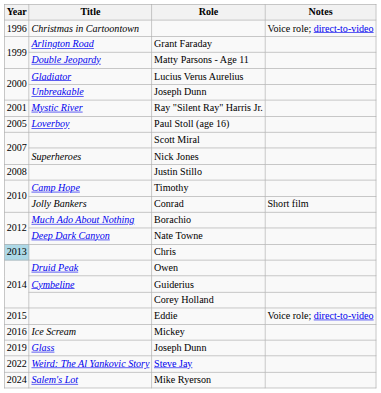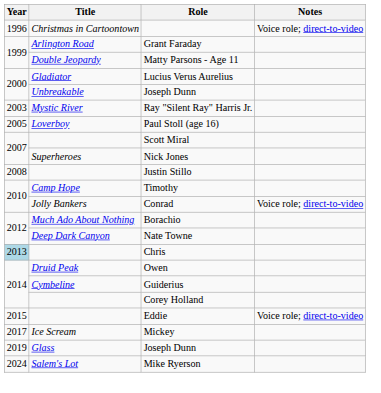(17, 108) 2001 -> (17, 108) 2003
(288, 204) Short film -> (310, 204) Voice role; direct-to-video
(17, 332) 2016 -> (17, 332) 2017
- row: (90, 364)
